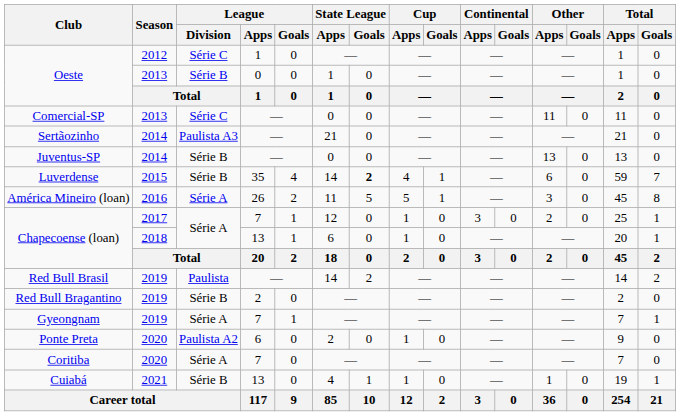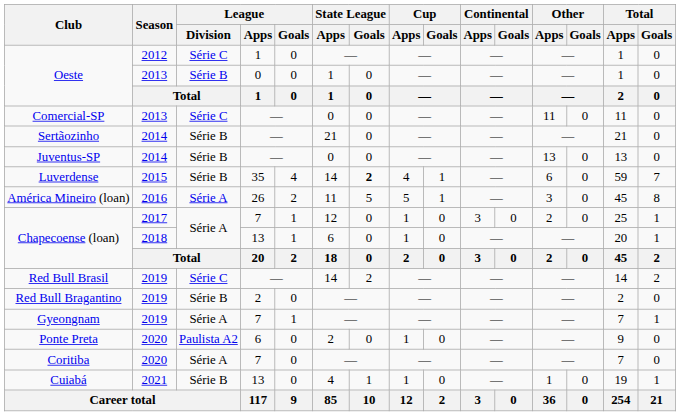(208, 136) Paulista A3 -> (208, 136) Série B
(208, 278) Paulista -> (208, 278) Série C
